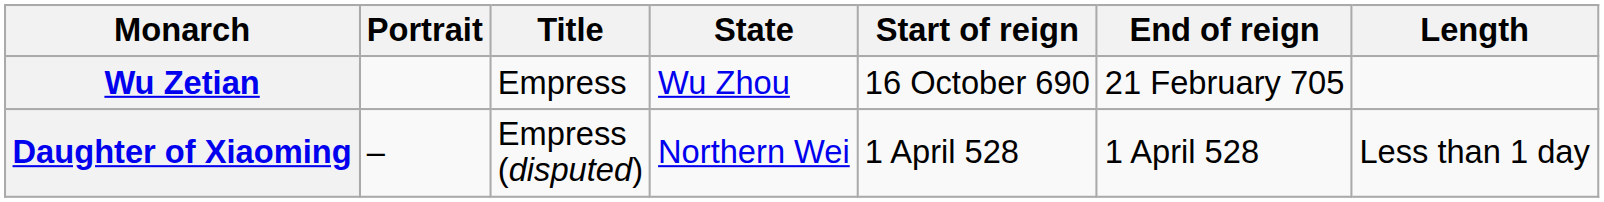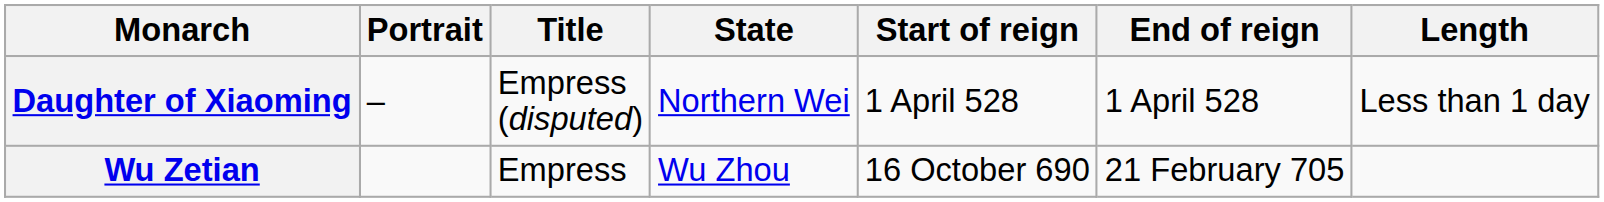rows swapped: (182, 152) <-> (182, 82)
